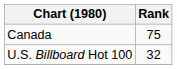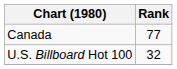(154, 34) 75 -> (154, 34) 77
